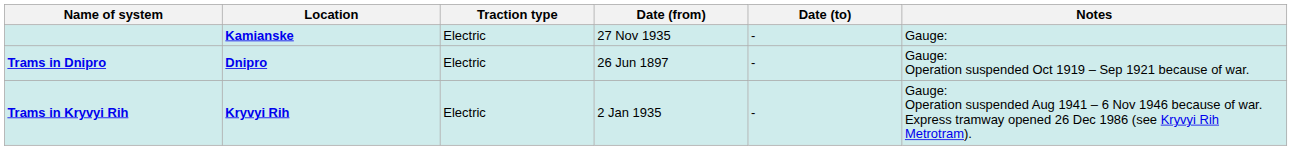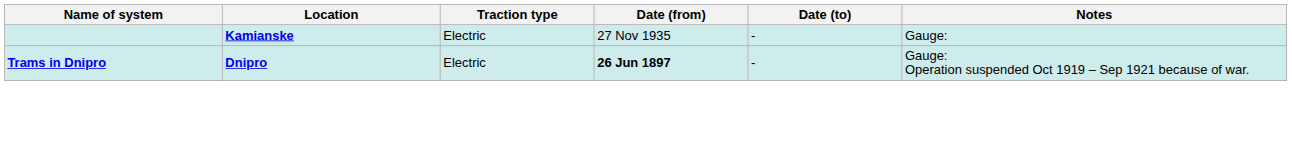(633, 63) normal -> (634, 63) bold
- row: (68, 112)
